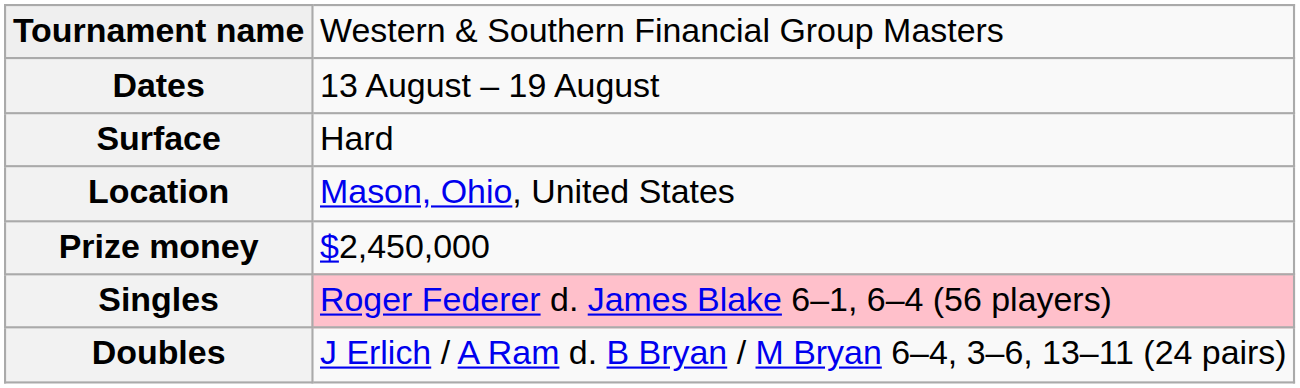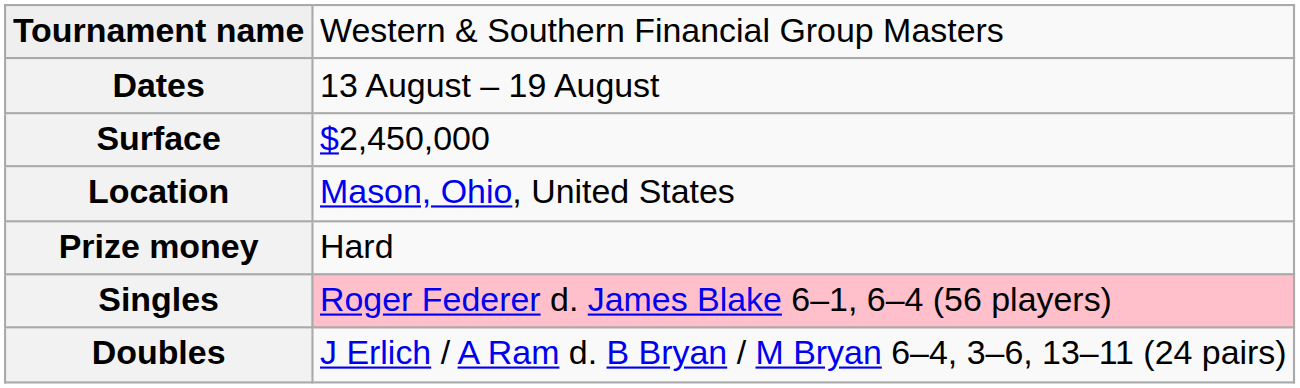(357, 138) Hard -> (405, 138) $2,450,000
(405, 246) $2,450,000 -> (357, 246) Hard
